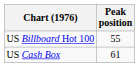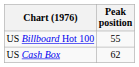(116, 54) 61 -> (116, 54) 62
